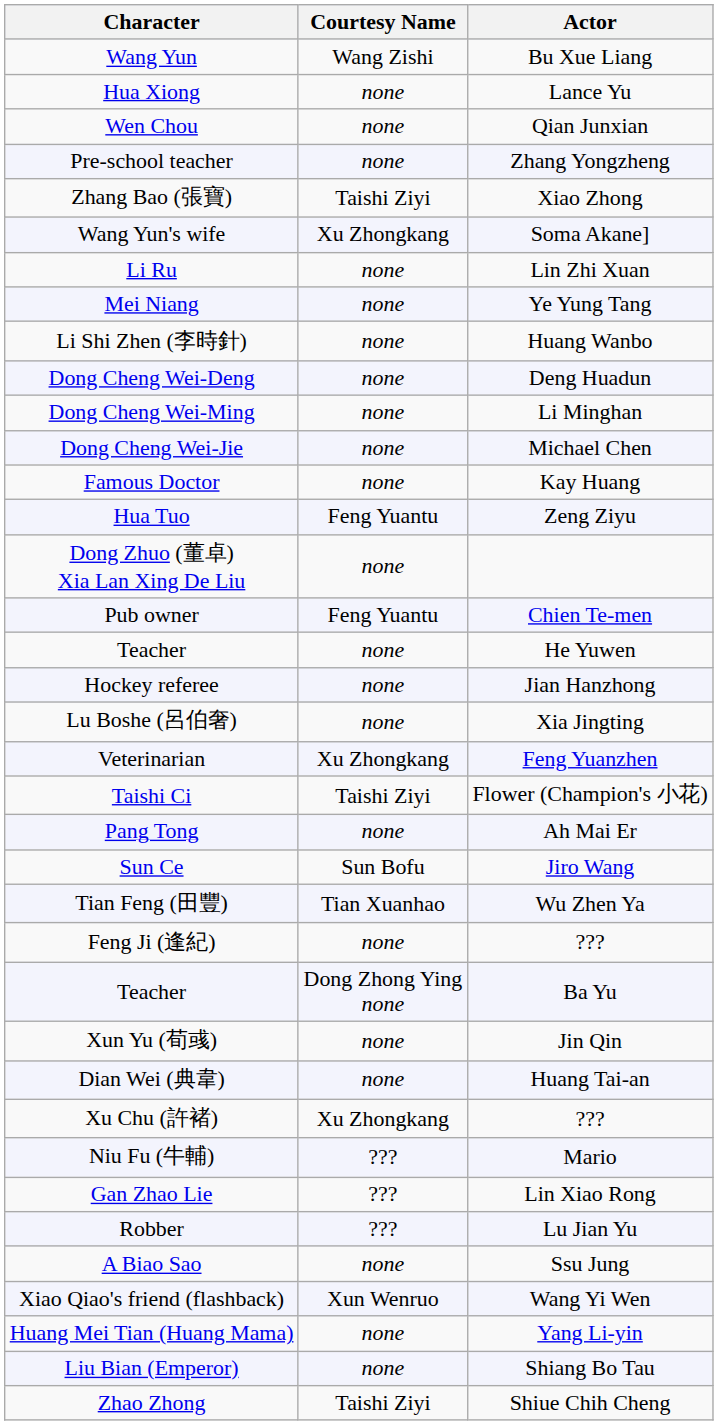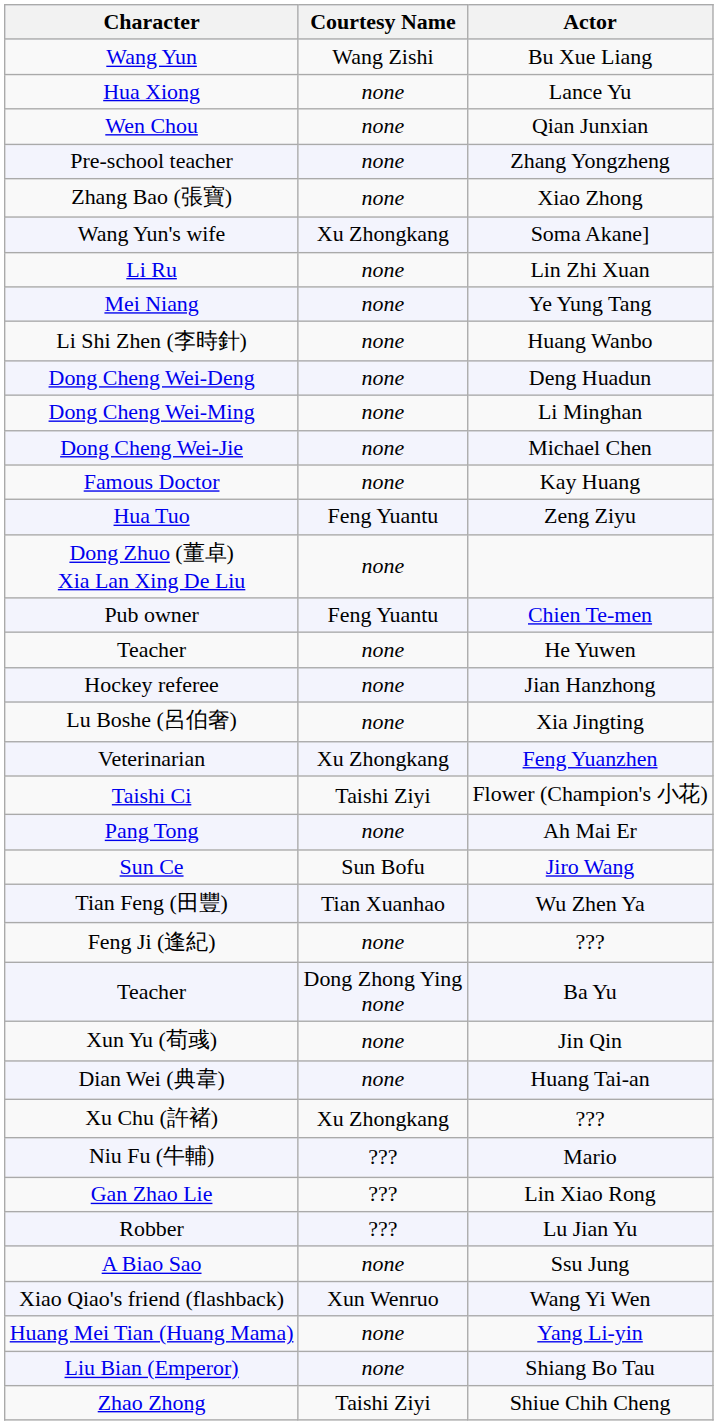(383, 197) Taishi Ziyi -> (383, 197) none
